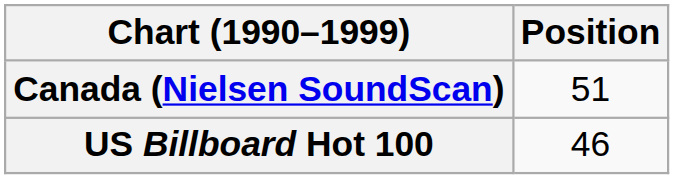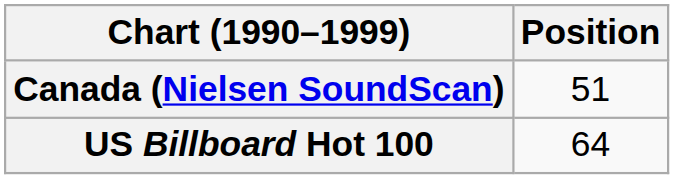(591, 144) 46 -> (591, 144) 64
